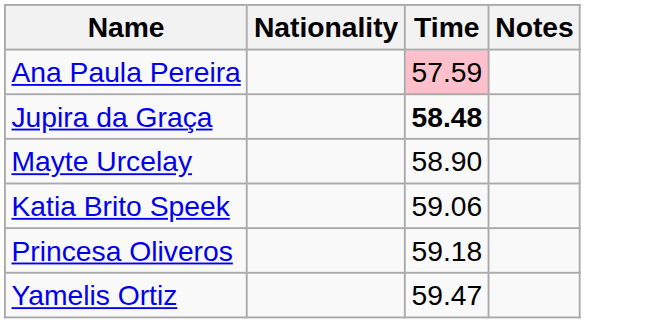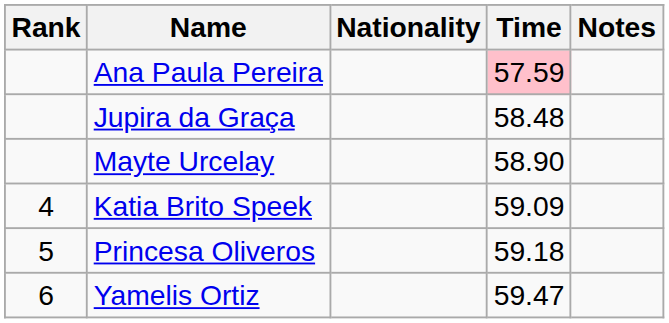+ column: (46, 27)
(447, 117) bold -> (529, 117) normal
(447, 207) 59.06 -> (529, 207) 59.09
